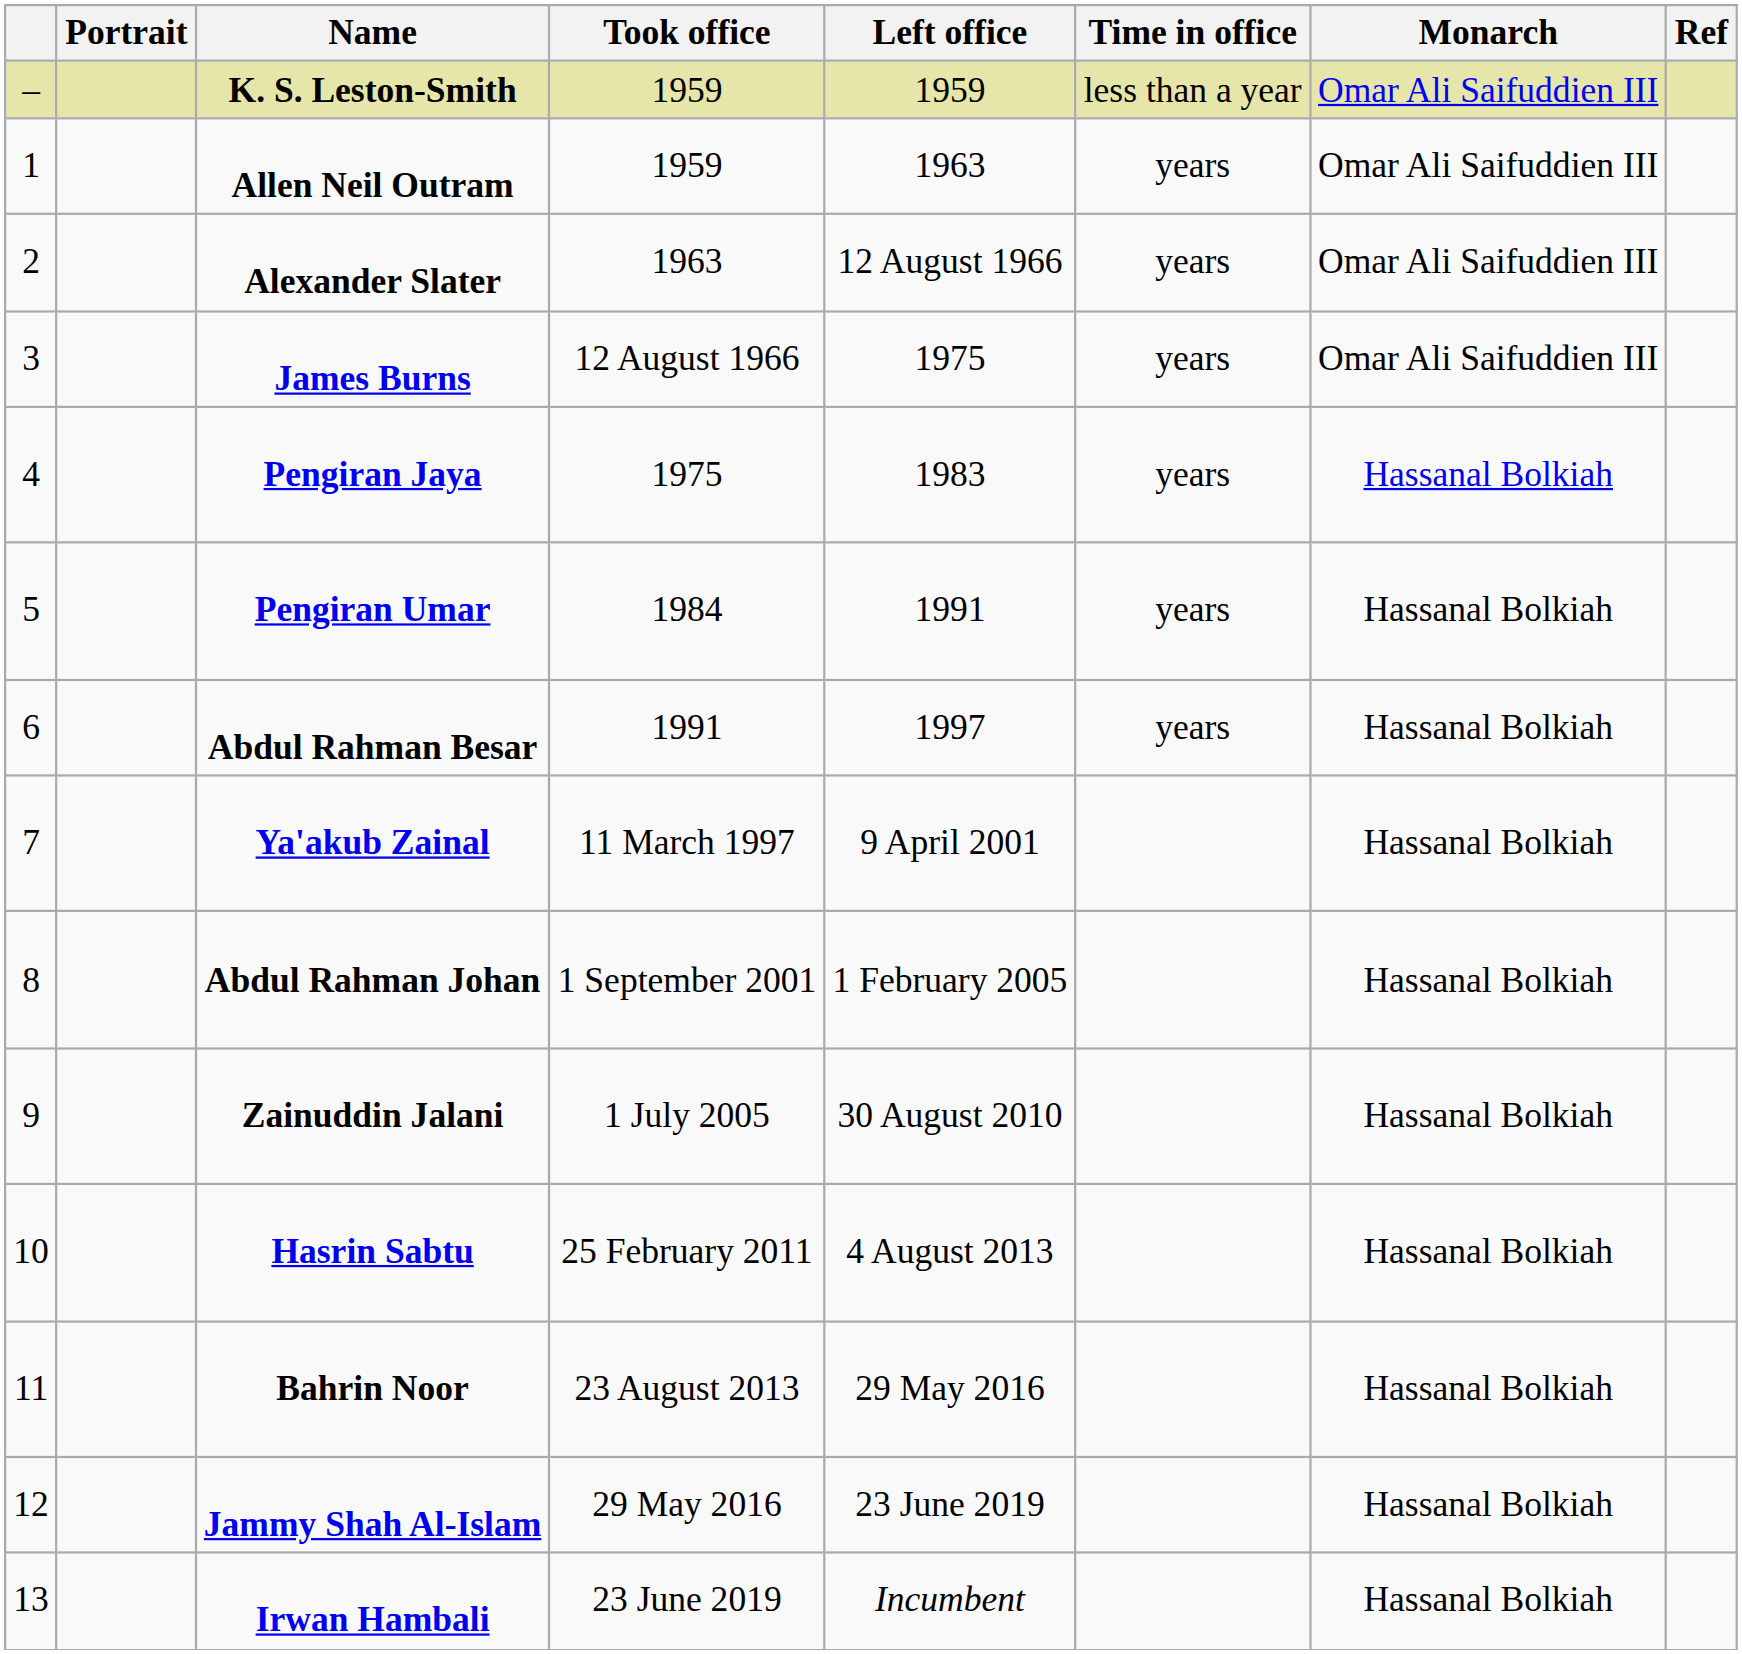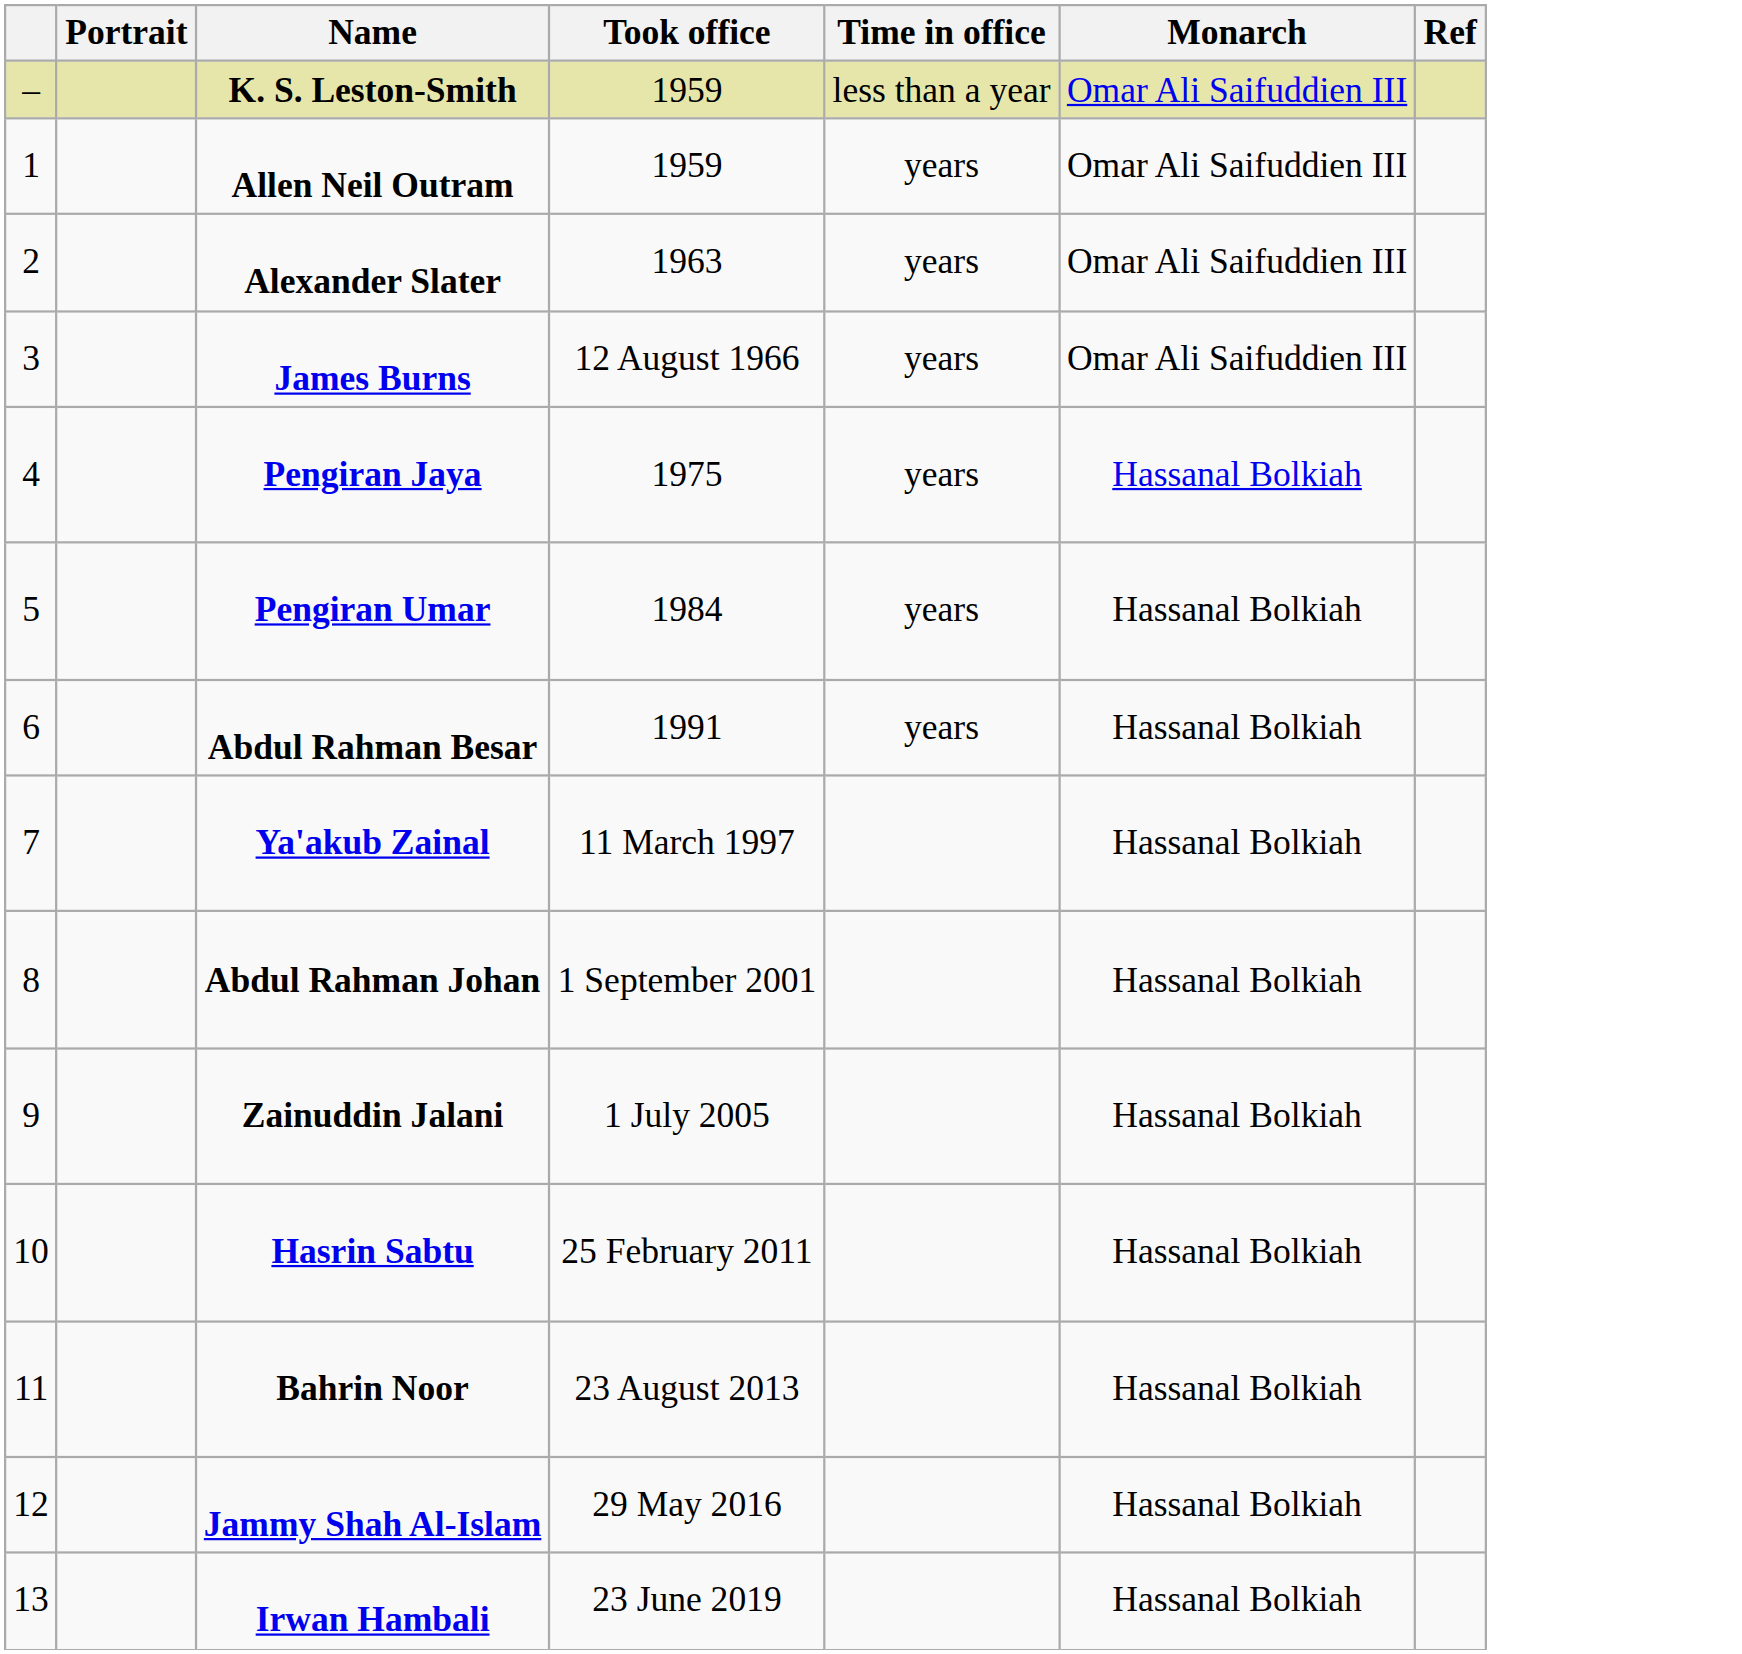- column: (950, 32)
